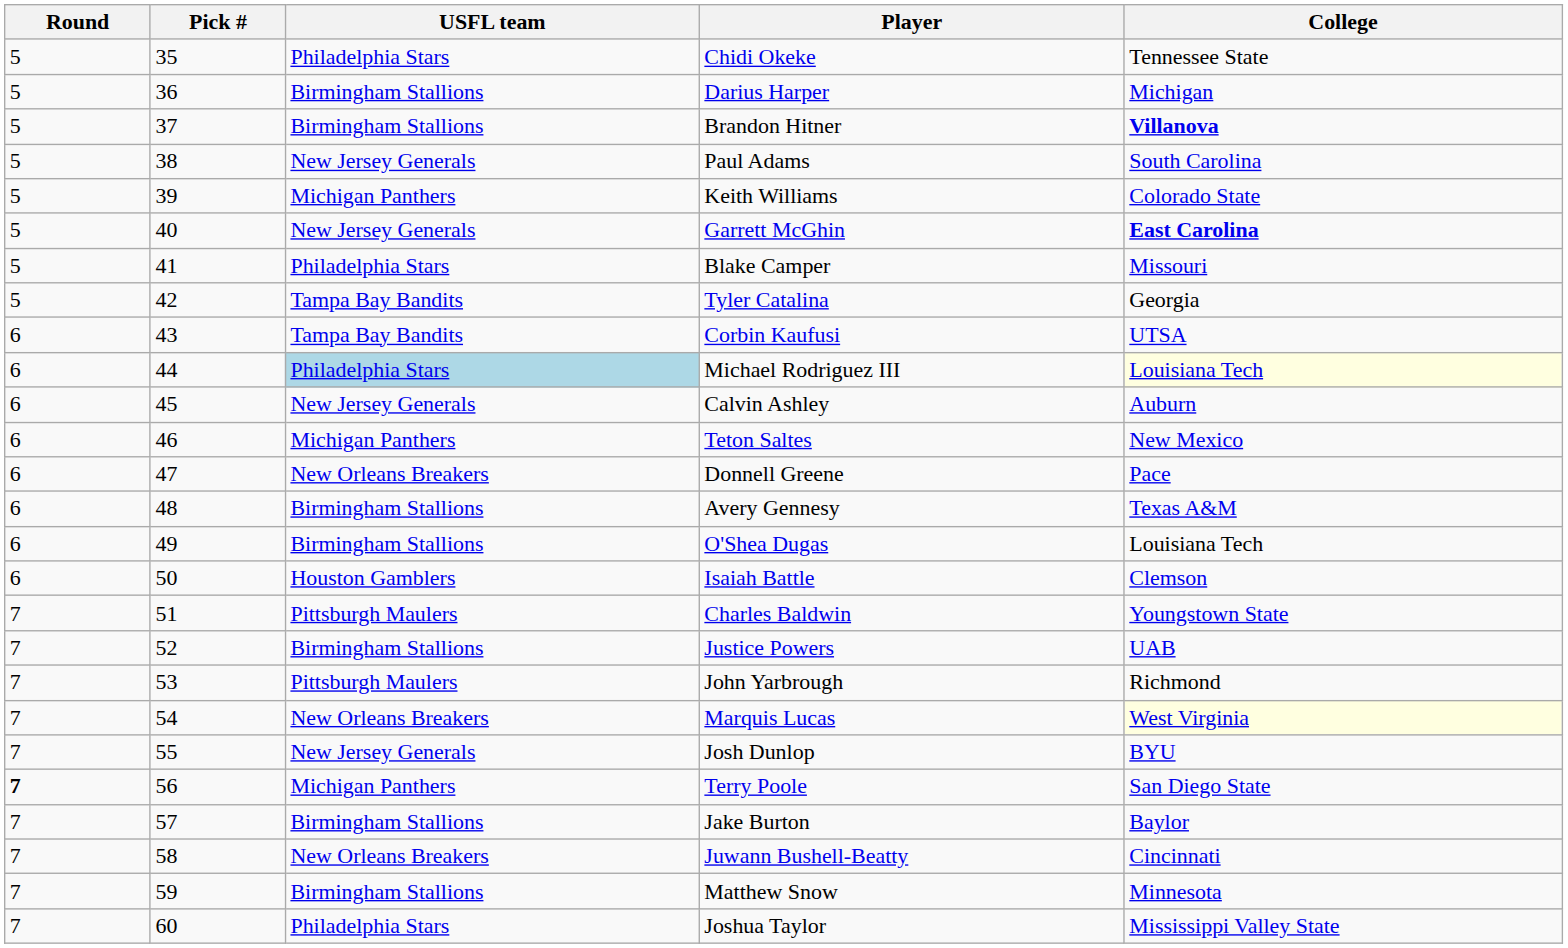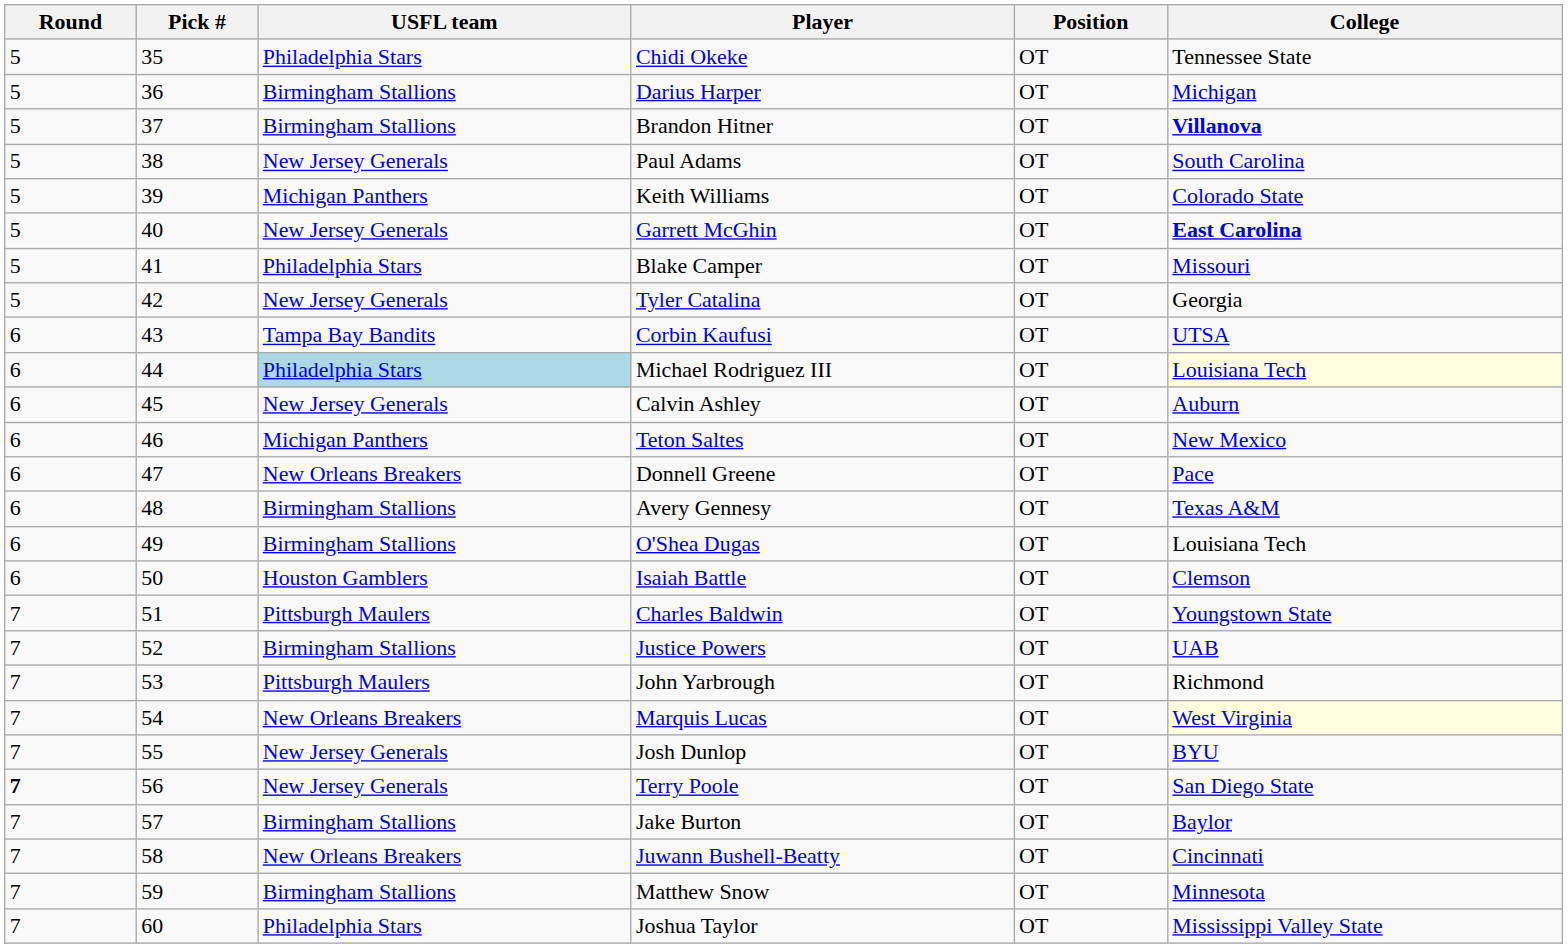+ column: (1091, 21)
(377, 299) Tampa Bay Bandits -> (355, 299) New Jersey Generals
(373, 786) Michigan Panthers -> (355, 786) New Jersey Generals
